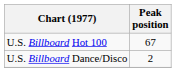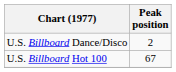rows swapped: (57, 42) <-> (67, 59)
